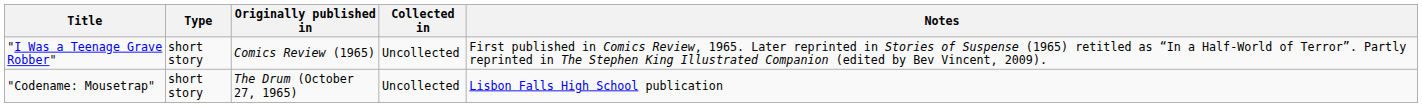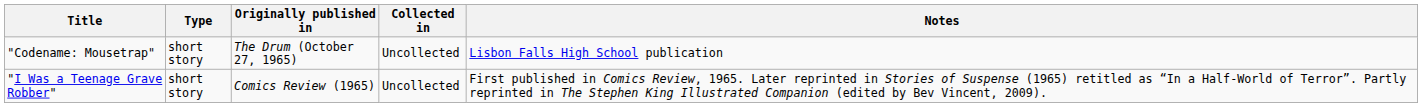rows swapped: (81, 86) <-> (85, 53)
